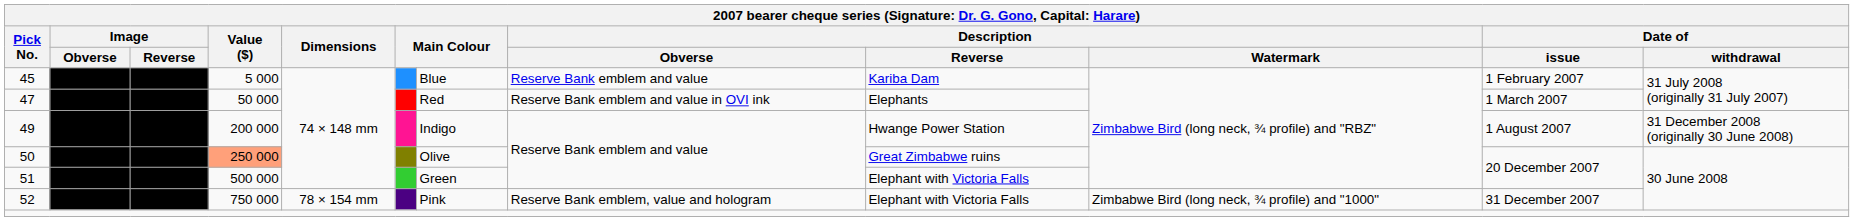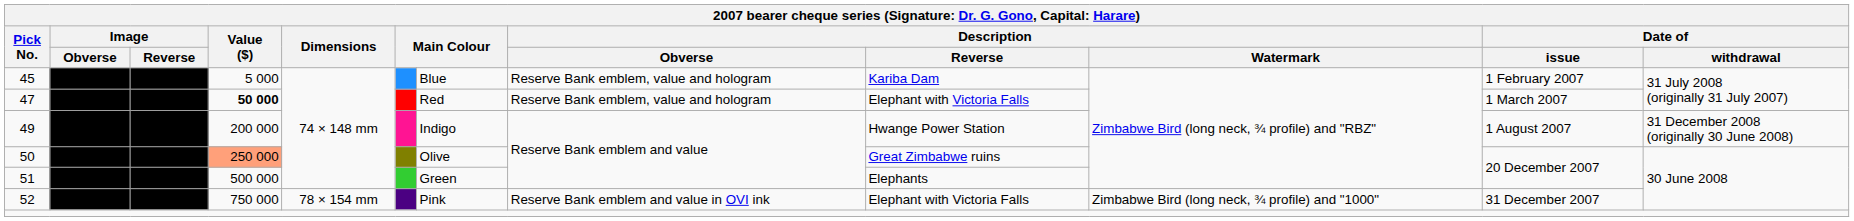(609, 79) Reserve Bank emblem and value -> (641, 79) Reserve Bank emblem, value and hologram
(258, 100) normal -> (258, 100) bold
(640, 100) Reserve Bank emblem and value in OVI ink -> (641, 100) Reserve Bank emblem, value and hologram
(898, 100) Elephants -> (949, 100) Elephant with Victoria Falls
(949, 178) Elephant with Victoria Falls -> (898, 178) Elephants
(641, 200) Reserve Bank emblem, value and hologram -> (640, 200) Reserve Bank emblem and value in OVI ink
